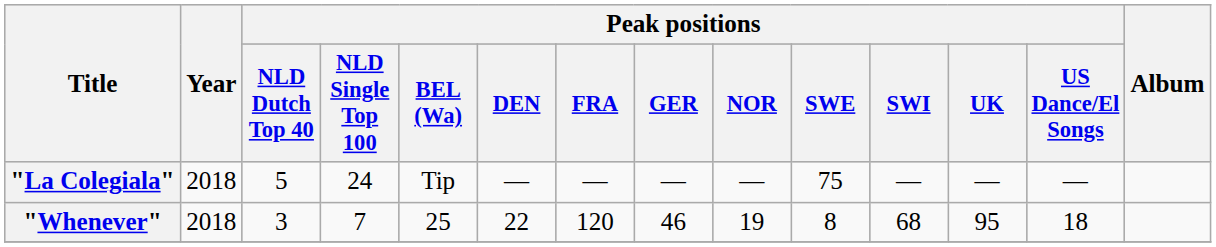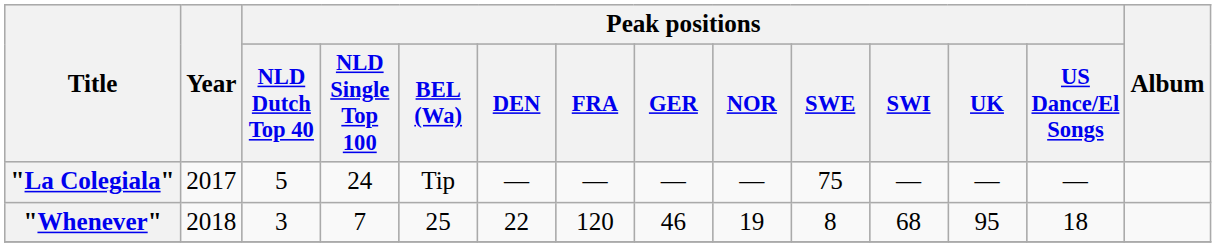(211, 181) 2018 -> (211, 181) 2017
